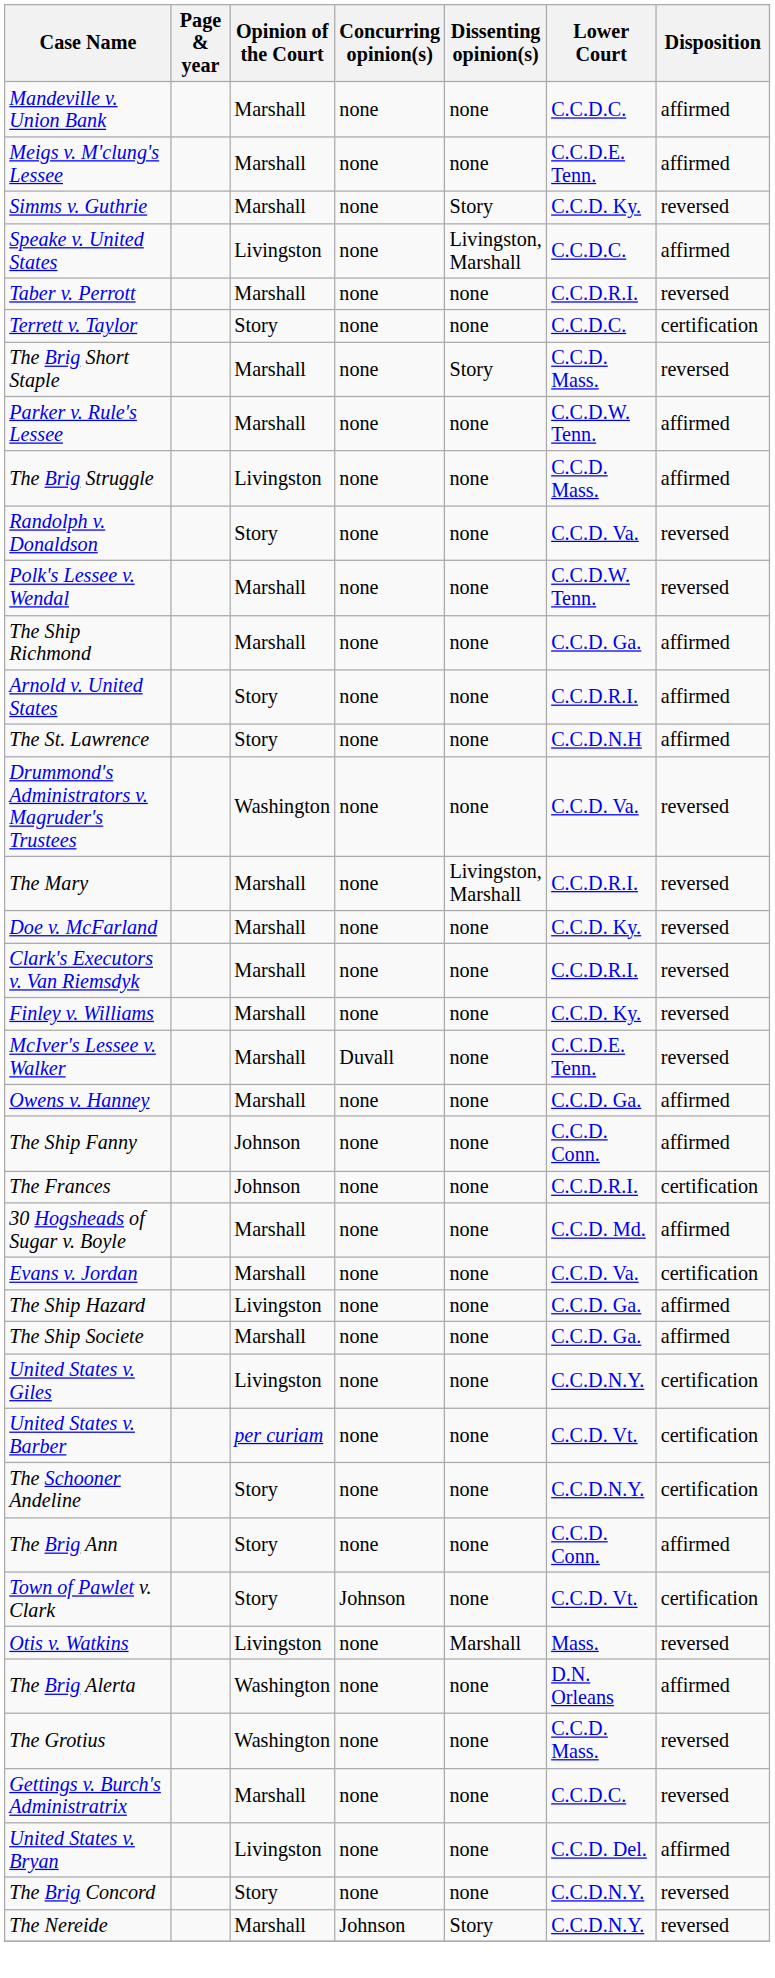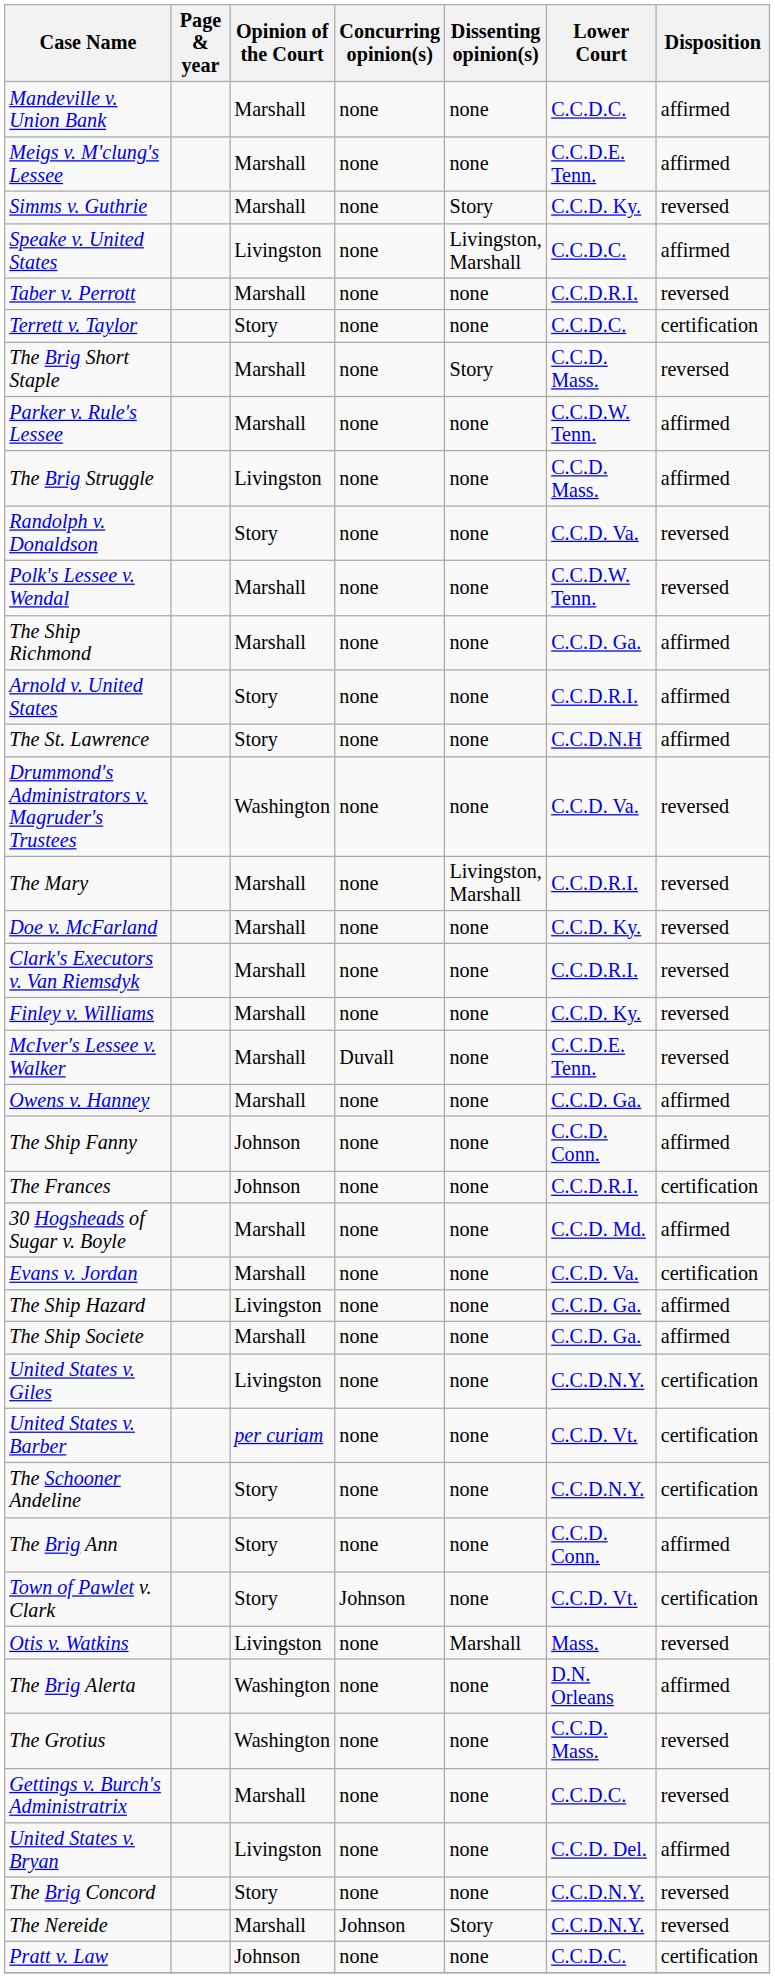+ row: (59, 1957)
